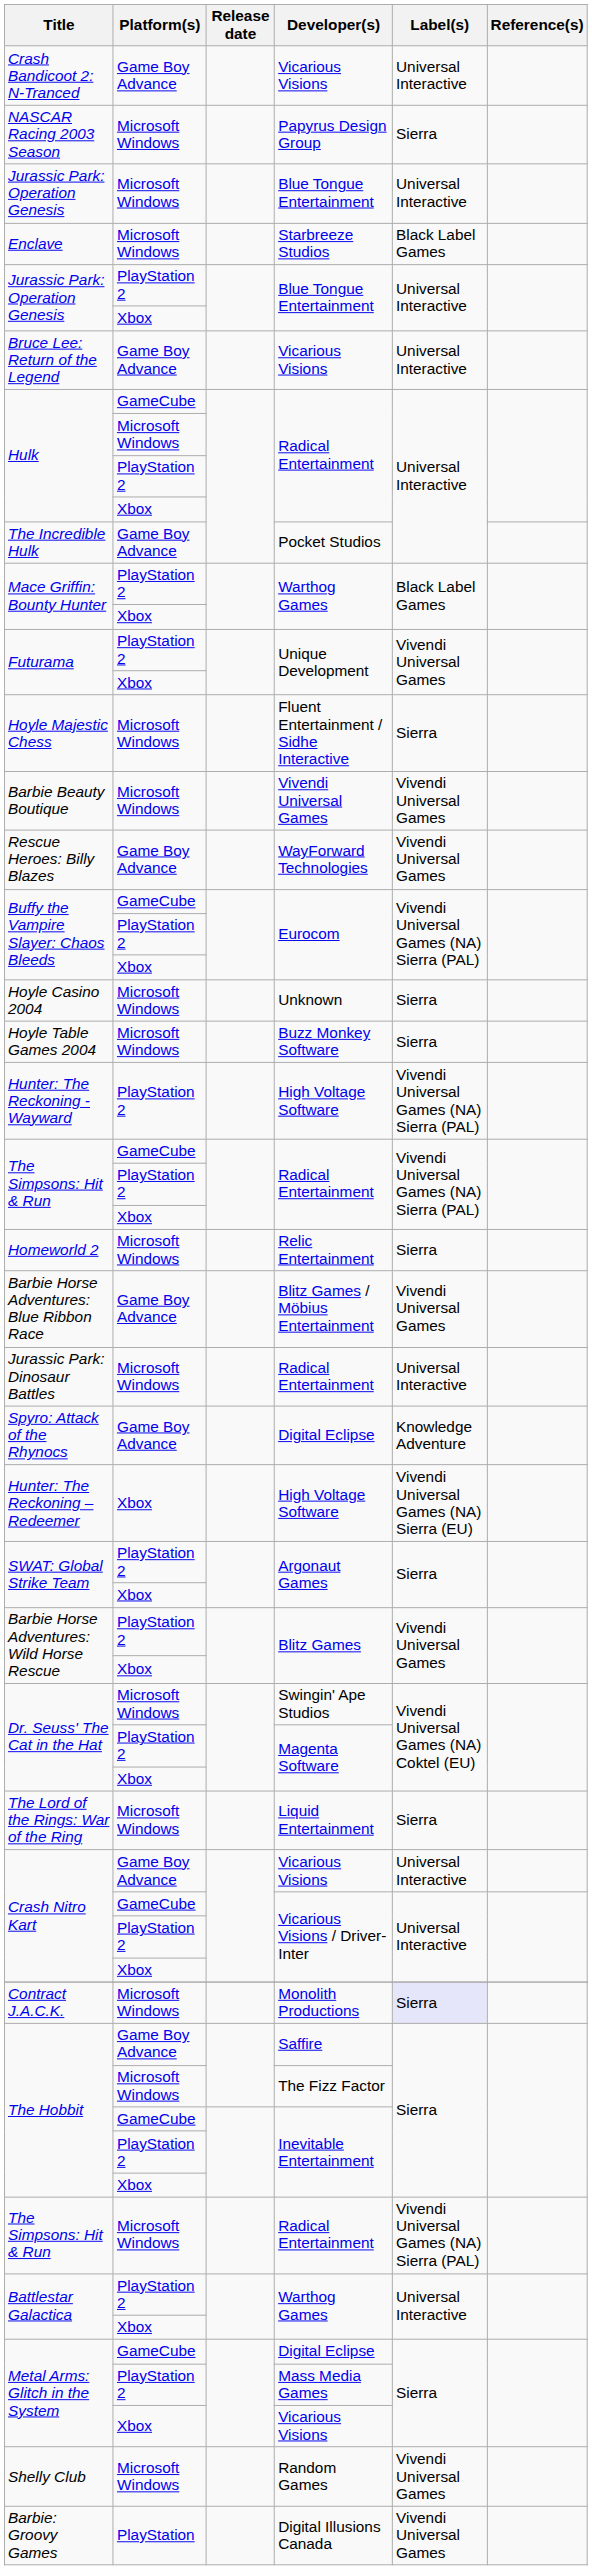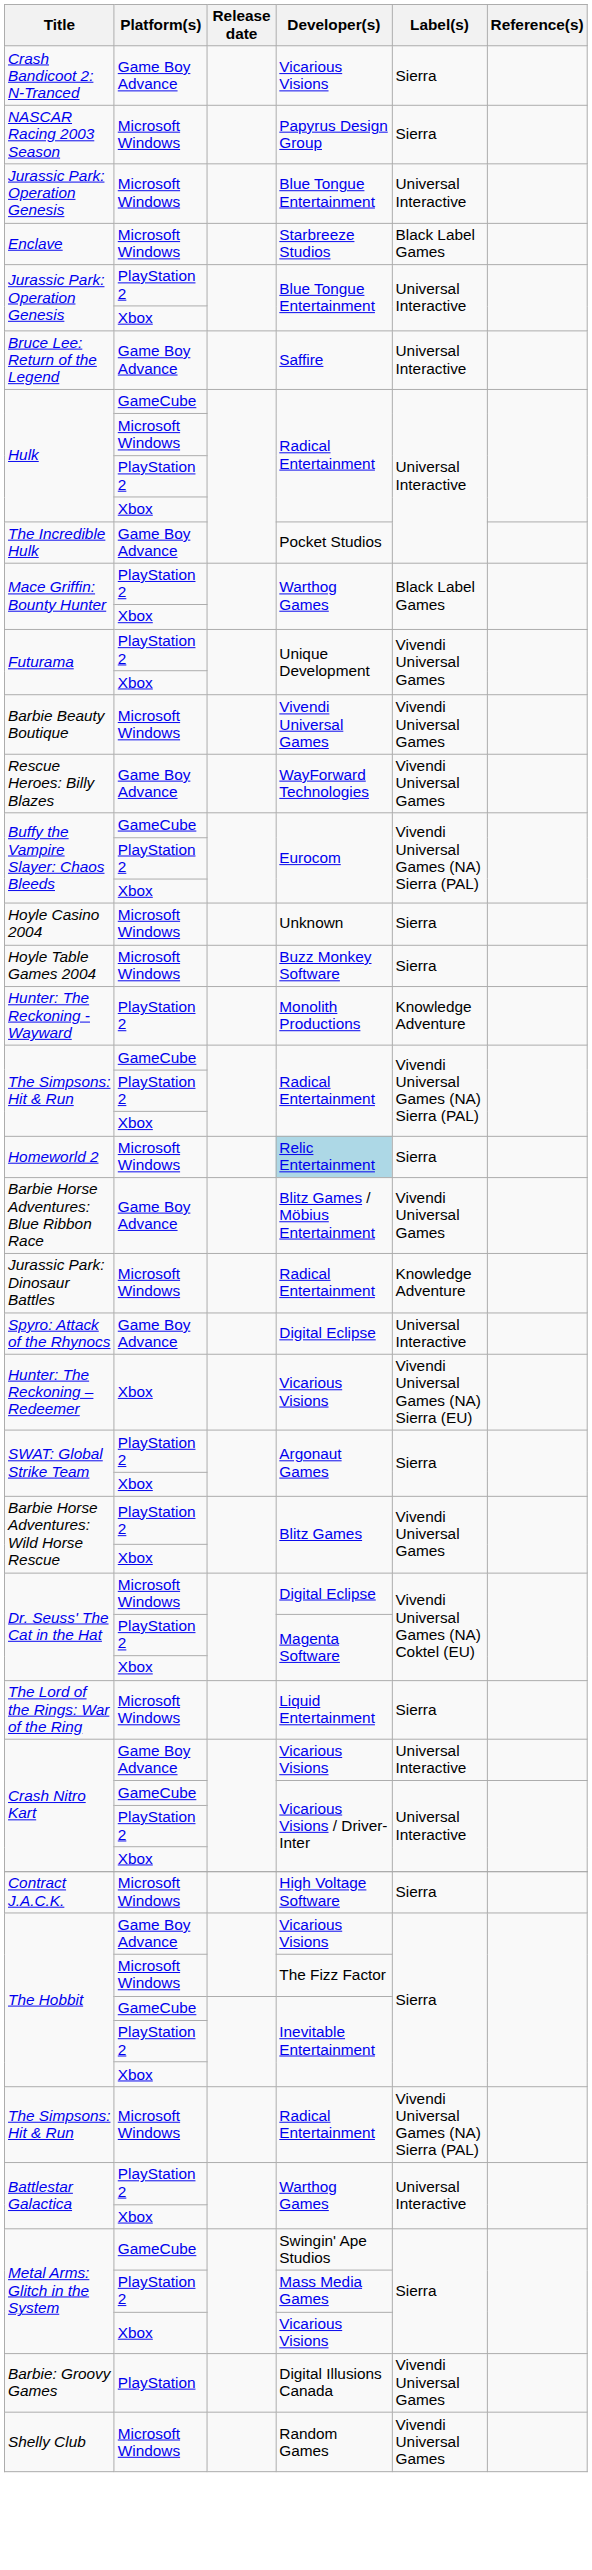(431, 75) Universal Interactive -> (416, 75) Sierra
(310, 359) Vicarious Visions -> (301, 360) Saffire
- row: (58, 733)
(322, 1100) High Voltage Software -> (320, 1016) Monolith Productions
(439, 1100) Vivendi Universal Games (NA) Sierra (PAL) -> (434, 1016) Knowledge Adventure
(326, 1250) no background -> (327, 1156) lightblue background
(431, 1376) Universal Interactive -> (434, 1283) Knowledge Adventure
(434, 1435) Knowledge Adventure -> (431, 1333) Universal Interactive
(322, 1503) High Voltage Software -> (311, 1392) Vicarious Visions
(322, 1704) Swingin' Ape Studios -> (328, 1593) Digital Eclipse
(319, 2002) Monolith Productions -> (323, 1892) High Voltage Software
(416, 2002) lavender background -> (416, 1892) no background
(300, 2044) Saffire -> (311, 1933) Vicarious Visions
(326, 2351) Digital Eclipse -> (323, 2249) Swingin' Ape Studios
rows swapped: (33, 2535) <-> (47, 2476)
